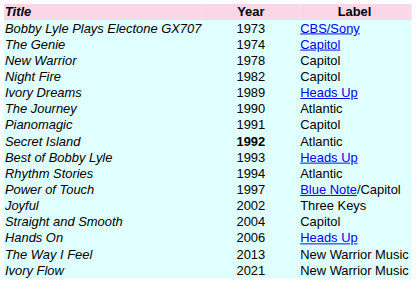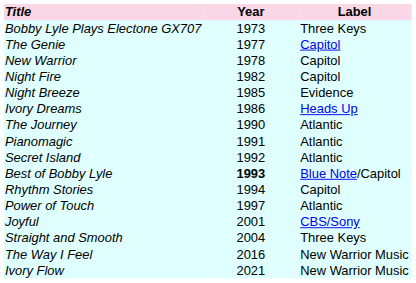(330, 28) CBS/Sony -> (333, 28) Three Keys
(251, 44) 1974 -> (251, 44) 1977
+ row: (42, 93)
(251, 93) 1989 -> (251, 109) 1986
(320, 125) Capitol -> (321, 141) Atlantic
(251, 141) bold -> (251, 157) normal
(251, 157) normal -> (251, 174) bold
(329, 157) Heads Up -> (350, 174) Blue Note/Capitol
(321, 174) Atlantic -> (320, 190) Capitol
(350, 190) Blue Note/Capitol -> (321, 206) Atlantic
(251, 206) 2002 -> (251, 222) 2001
(333, 206) Three Keys -> (330, 222) CBS/Sony
(320, 222) Capitol -> (333, 238) Three Keys
- row: (34, 238)
(251, 254) 2013 -> (251, 254) 2016
